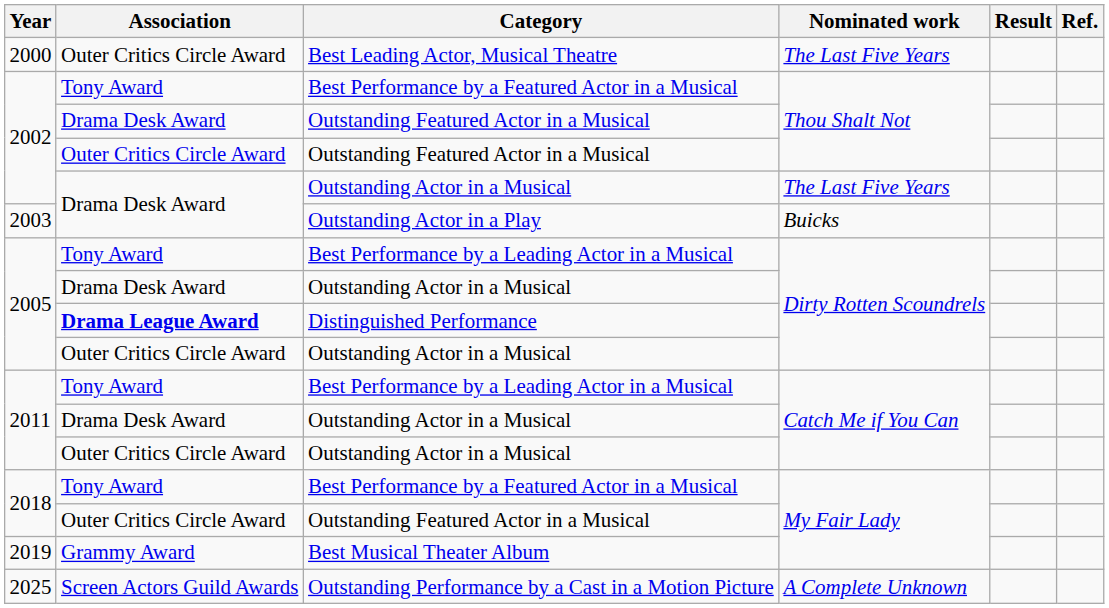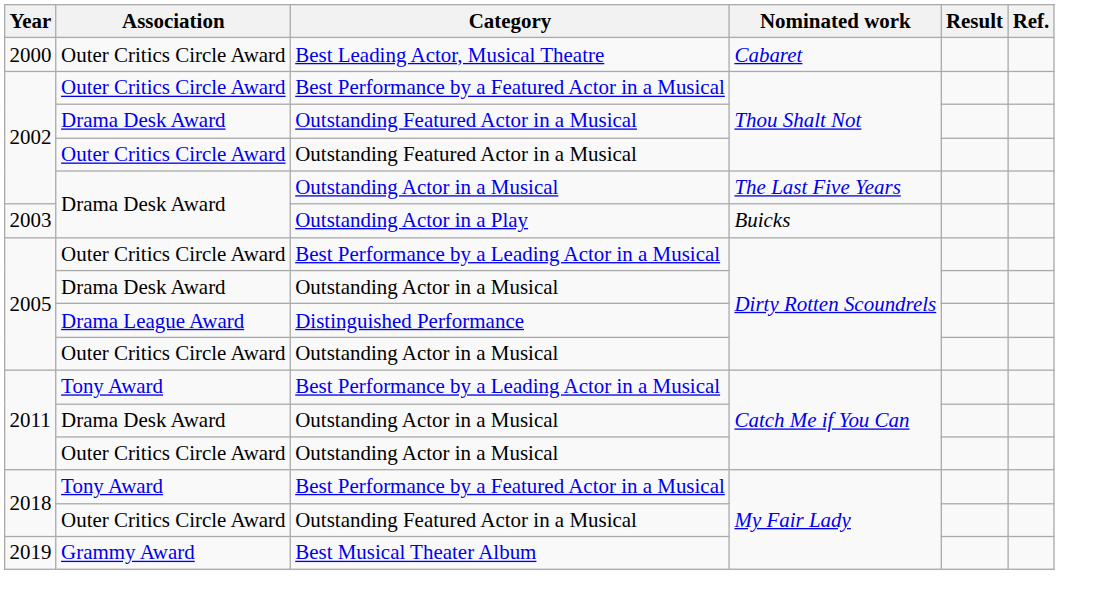(867, 54) The Last Five Years -> (768, 54) Cabaret
(112, 87) Tony Award -> (173, 87) Outer Critics Circle Award
(112, 253) Tony Award -> (173, 253) Outer Critics Circle Award
(160, 320) bold -> (153, 320) normal
- row: (30, 586)
